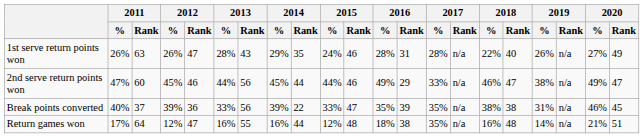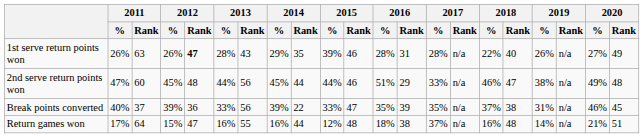(192, 54) normal -> (192, 54) bold
(332, 54) 24% -> (332, 54) 39%
(192, 83) 46 -> (192, 83) 48
(385, 83) 49% -> (385, 83) 51%
(617, 83) 47 -> (617, 83) 48
(491, 107) 38% -> (491, 107) 37%
(173, 124) 12% -> (173, 124) 15%
(438, 124) 35% -> (438, 124) 37%
